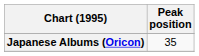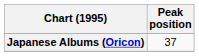(170, 42) 35 -> (170, 42) 37
